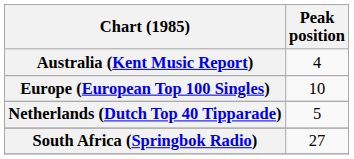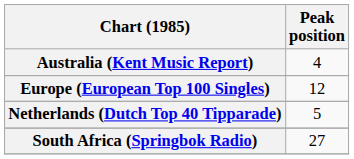(317, 88) 10 -> (317, 88) 12
